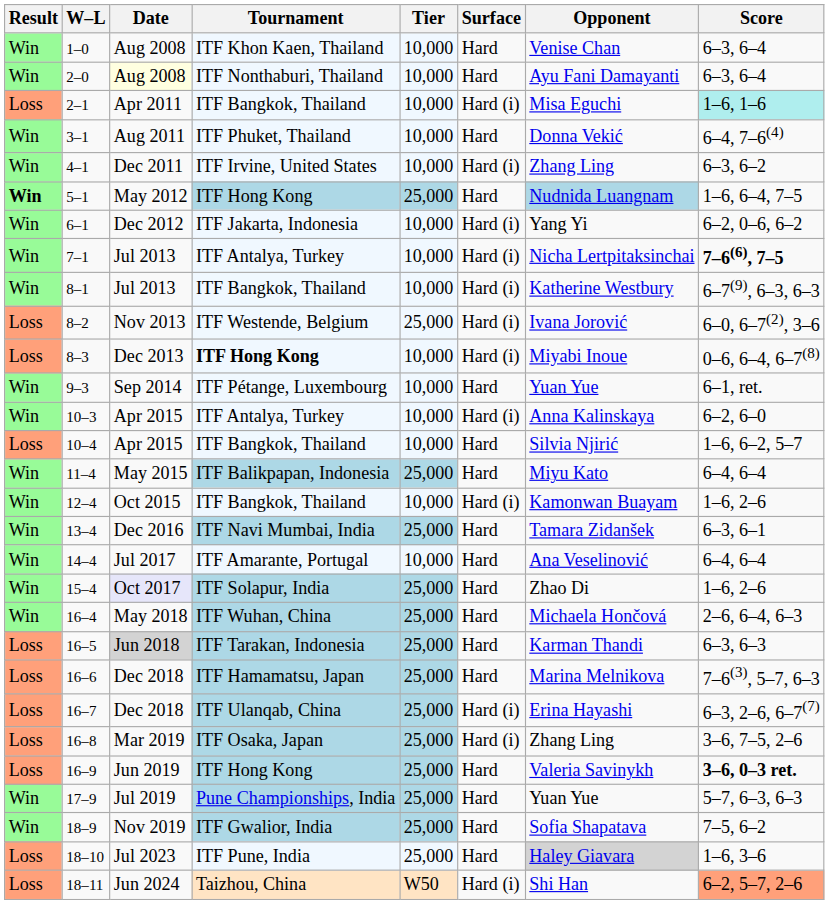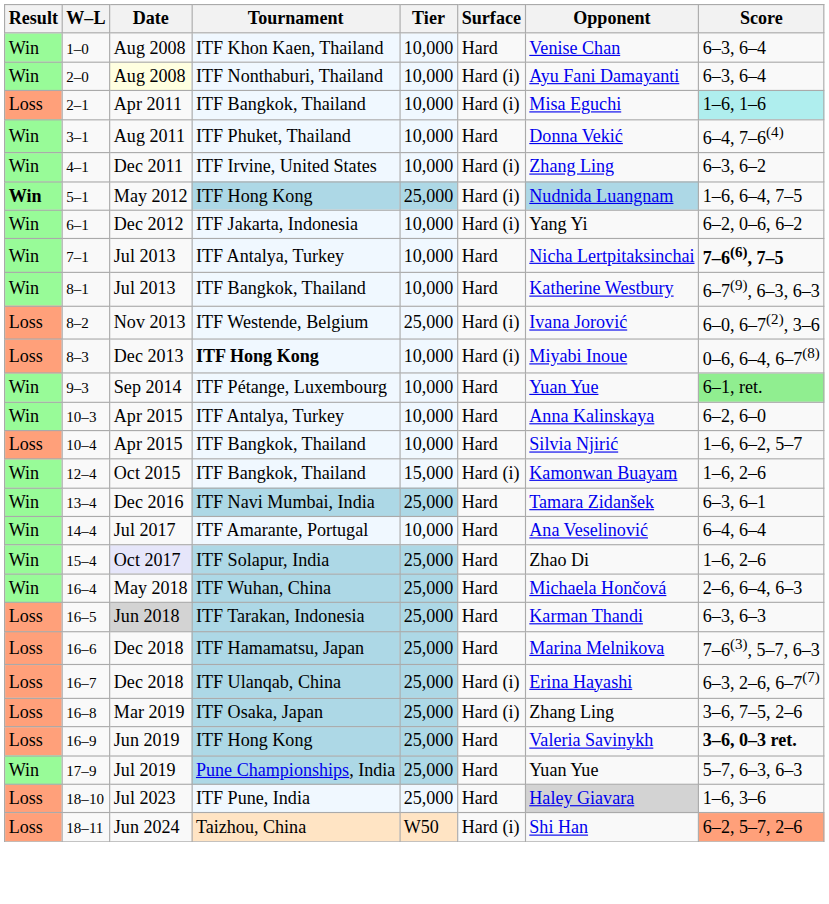(480, 76) Hard -> (491, 76) Hard (i)
(480, 195) Hard -> (491, 195) Hard (i)
(491, 255) Hard (i) -> (480, 255) Hard
(491, 289) Hard (i) -> (480, 289) Hard
(733, 387) no background -> (733, 387) lightgreen background
(491, 416) Hard (i) -> (480, 416) Hard
- row: (81, 474)
(429, 502) 10,000 -> (429, 473) 15,000
- row: (81, 828)
